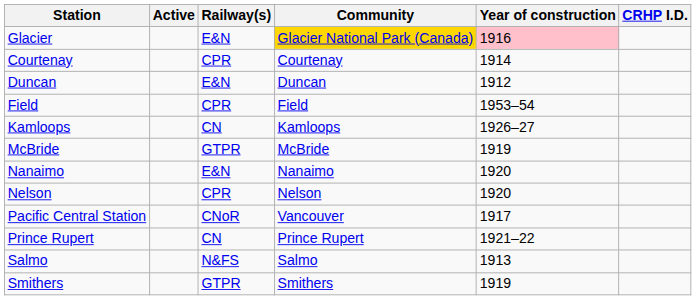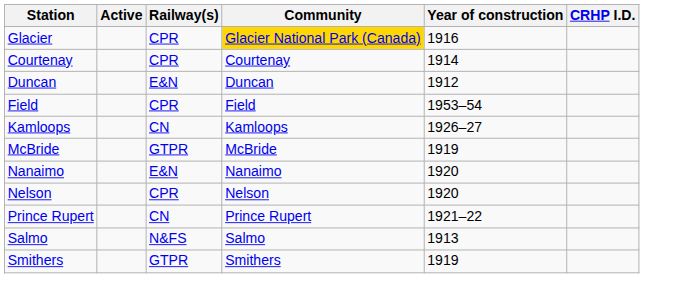(216, 37) E&N -> (164, 37) CPR
(495, 37) pink background -> (443, 37) no background
- row: (77, 216)
